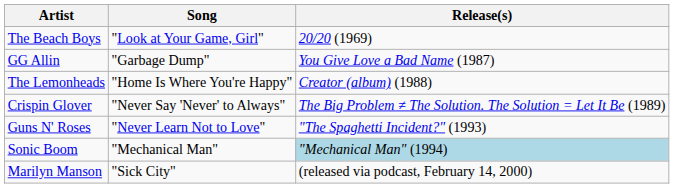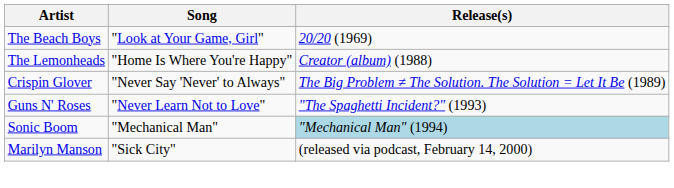- row: (34, 60)
